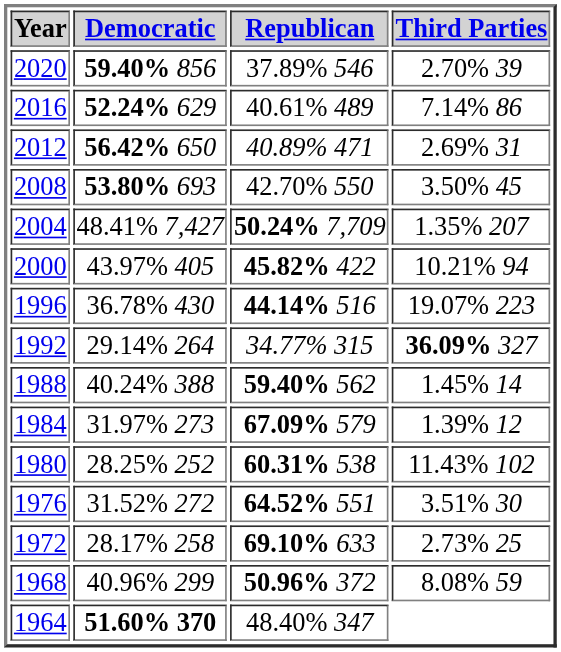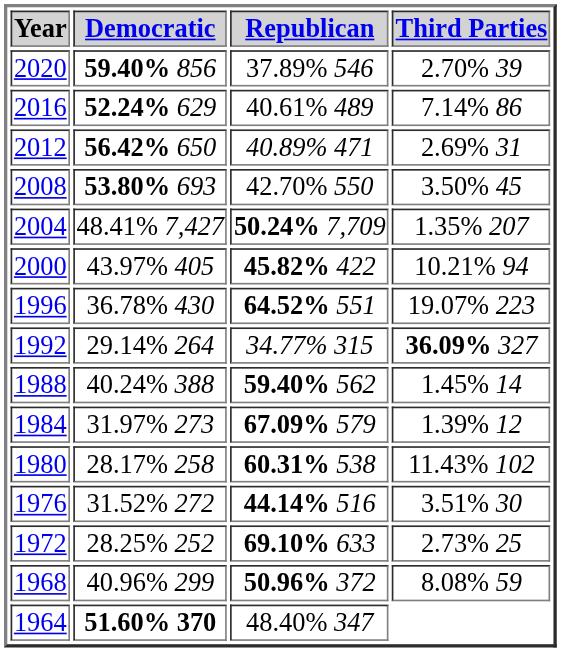(310, 305) 44.14% 516 -> (310, 305) 64.52% 551
(150, 464) 28.25% 252 -> (150, 464) 28.17% 258
(310, 503) 64.52% 551 -> (310, 503) 44.14% 516
(150, 543) 28.17% 258 -> (150, 543) 28.25% 252
